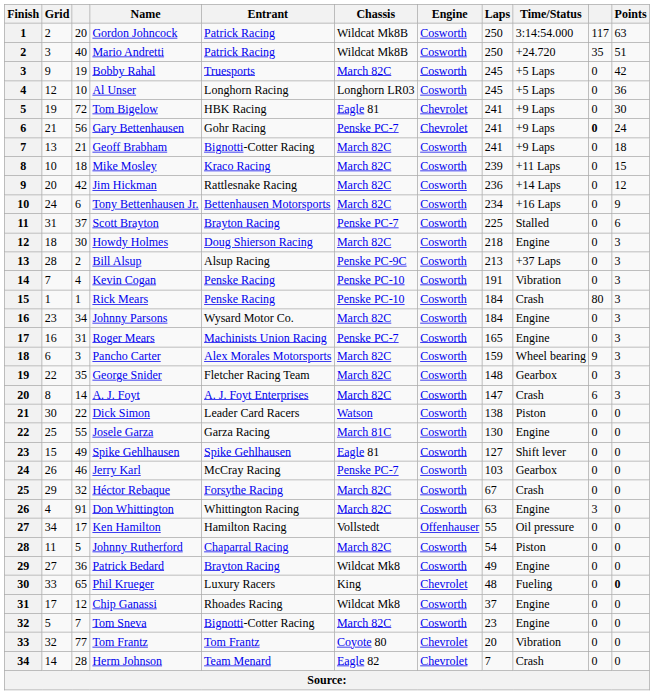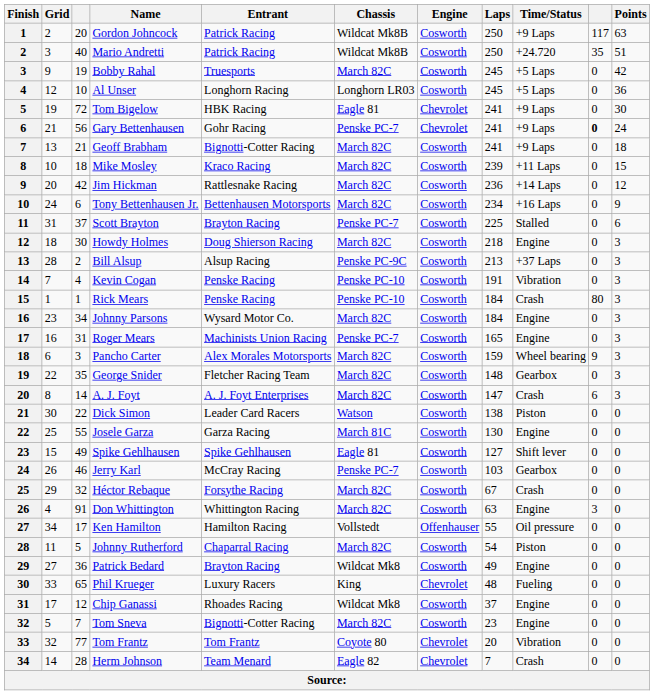(544, 33) 3:14:54.000 -> (535, 33) +9 Laps
(618, 584) bold -> (618, 584) normal
